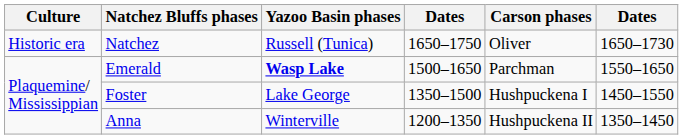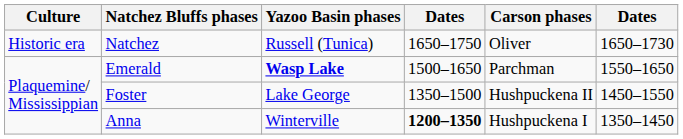(538, 95) Hushpuckena I -> (541, 95) Hushpuckena II
(445, 120) normal -> (445, 120) bold
(541, 120) Hushpuckena II -> (538, 120) Hushpuckena I
